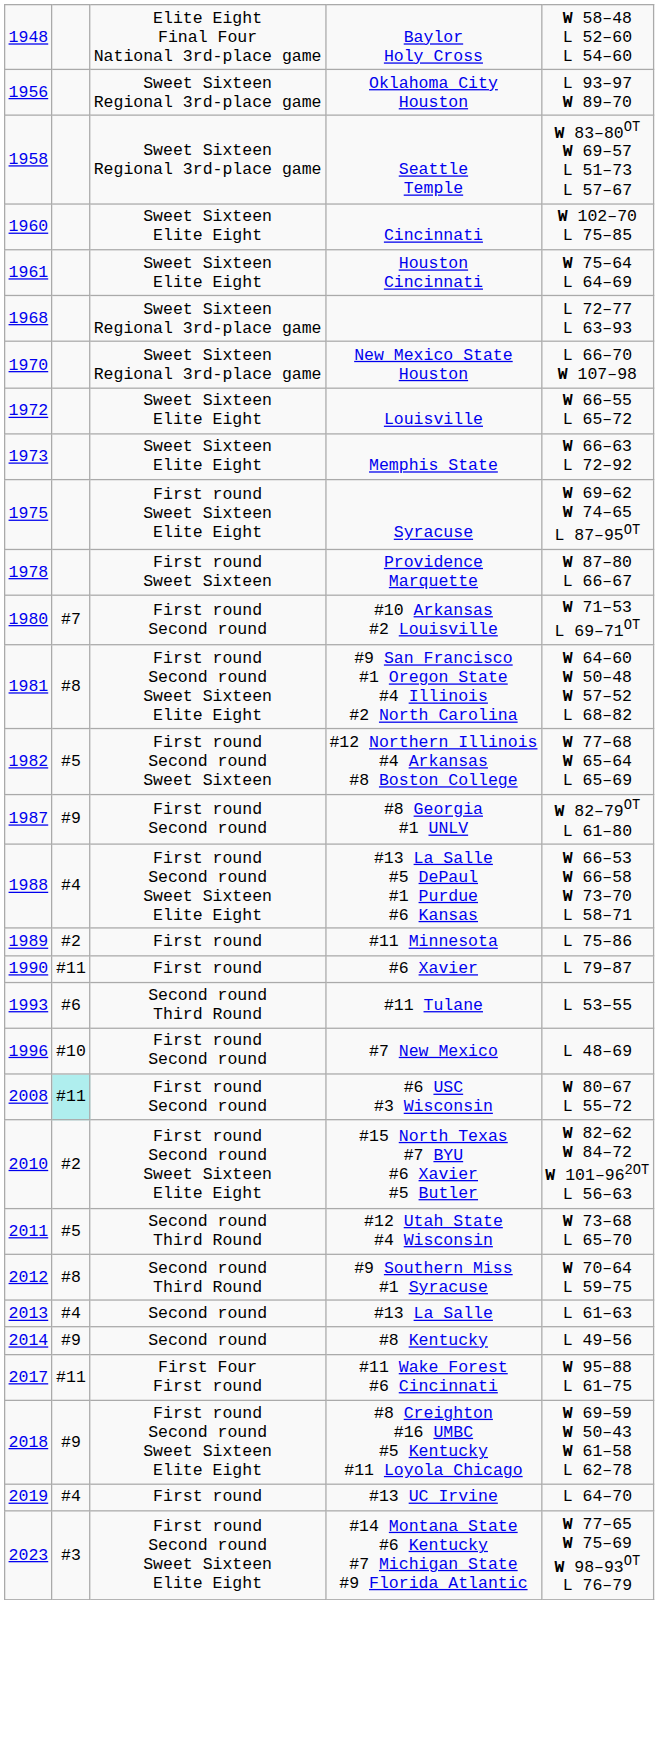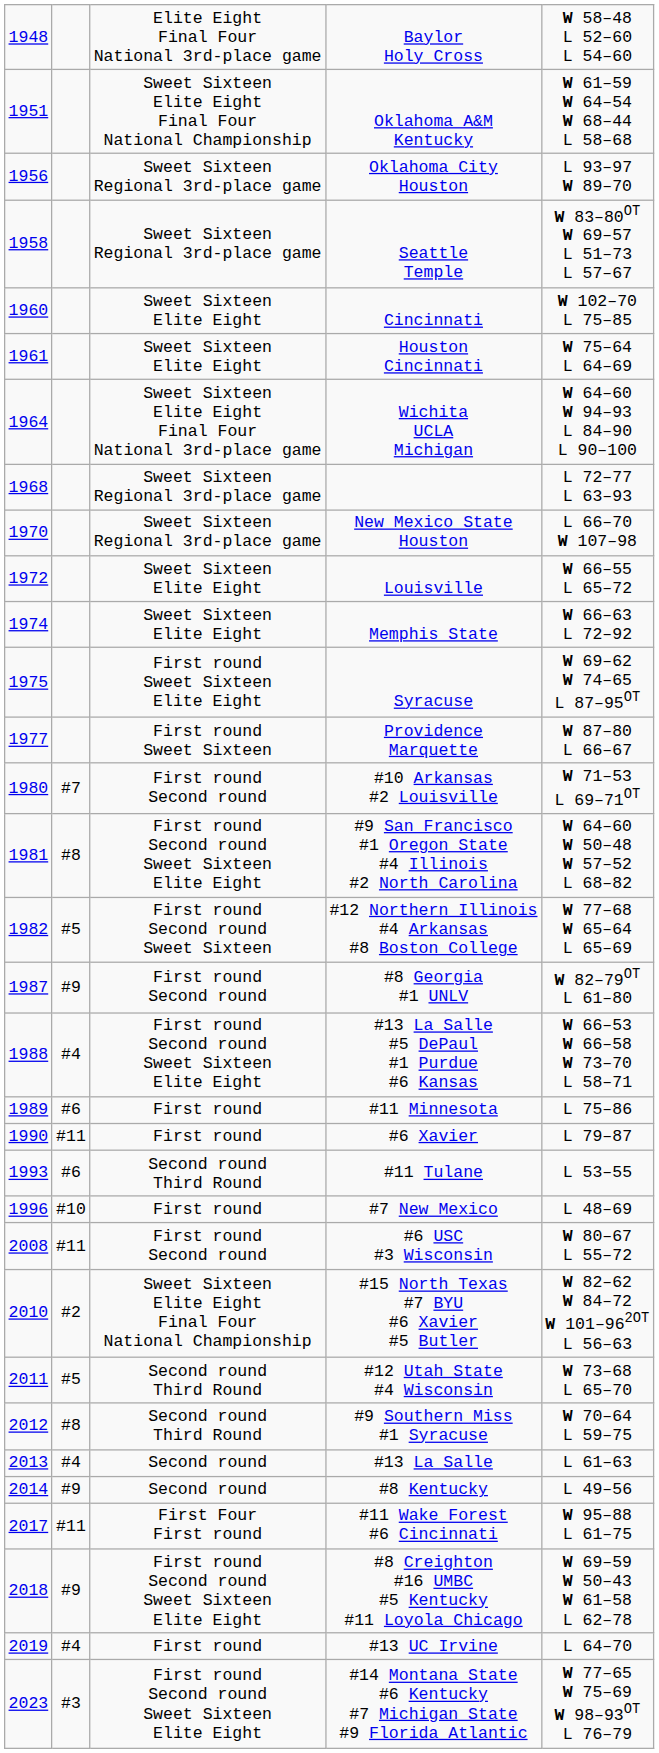+ row: (433, 131)
+ row: (433, 431)
(28, 457) 1973 -> (28, 625) 1974
(28, 572) 1978 -> (28, 740) 1977
(71, 942) #2 -> (71, 1110) #6
(208, 1051) First round Second round -> (208, 1210) First round
(71, 1097) paleturquoise background -> (71, 1246) no background
(208, 1164) First round Second round Sweet Sixteen Elite Eight -> (208, 1313) Sweet Sixteen Elite Eight Final Four National Championship
